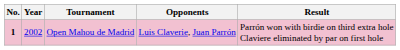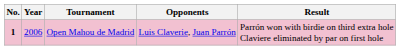(33, 32) 2002 -> (33, 32) 2006
